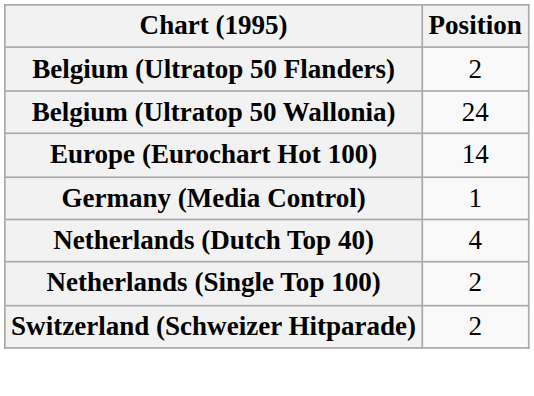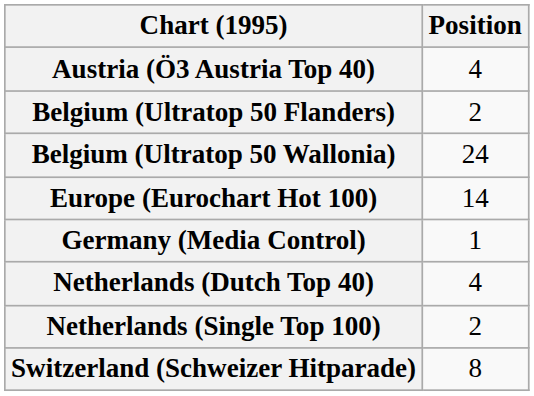+ row: (214, 68)
(475, 326) 2 -> (475, 369) 8
